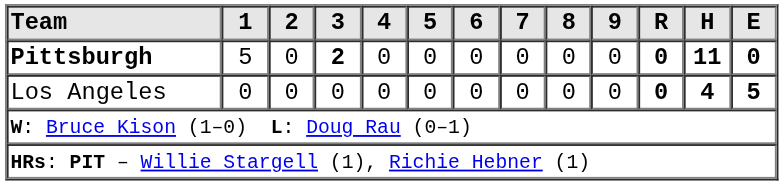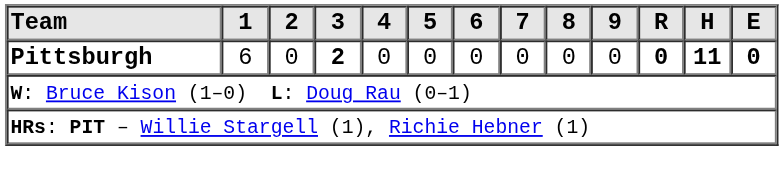(245, 58) 5 -> (245, 58) 6
- row: (89, 92)
